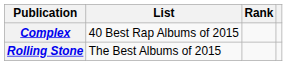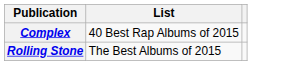- column: (259, 13)
